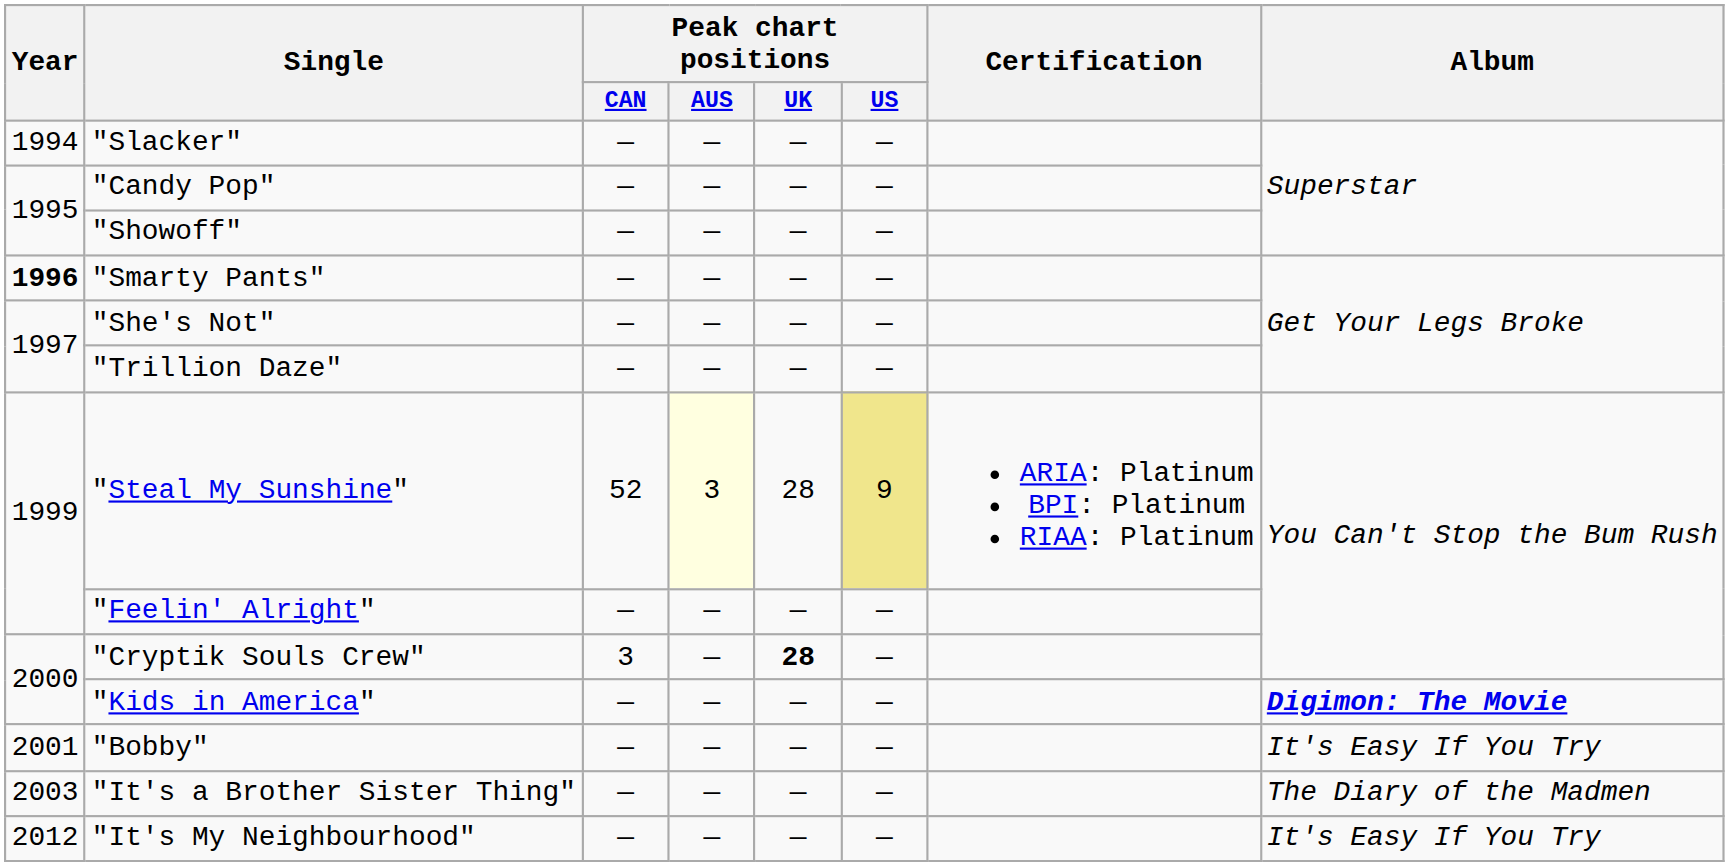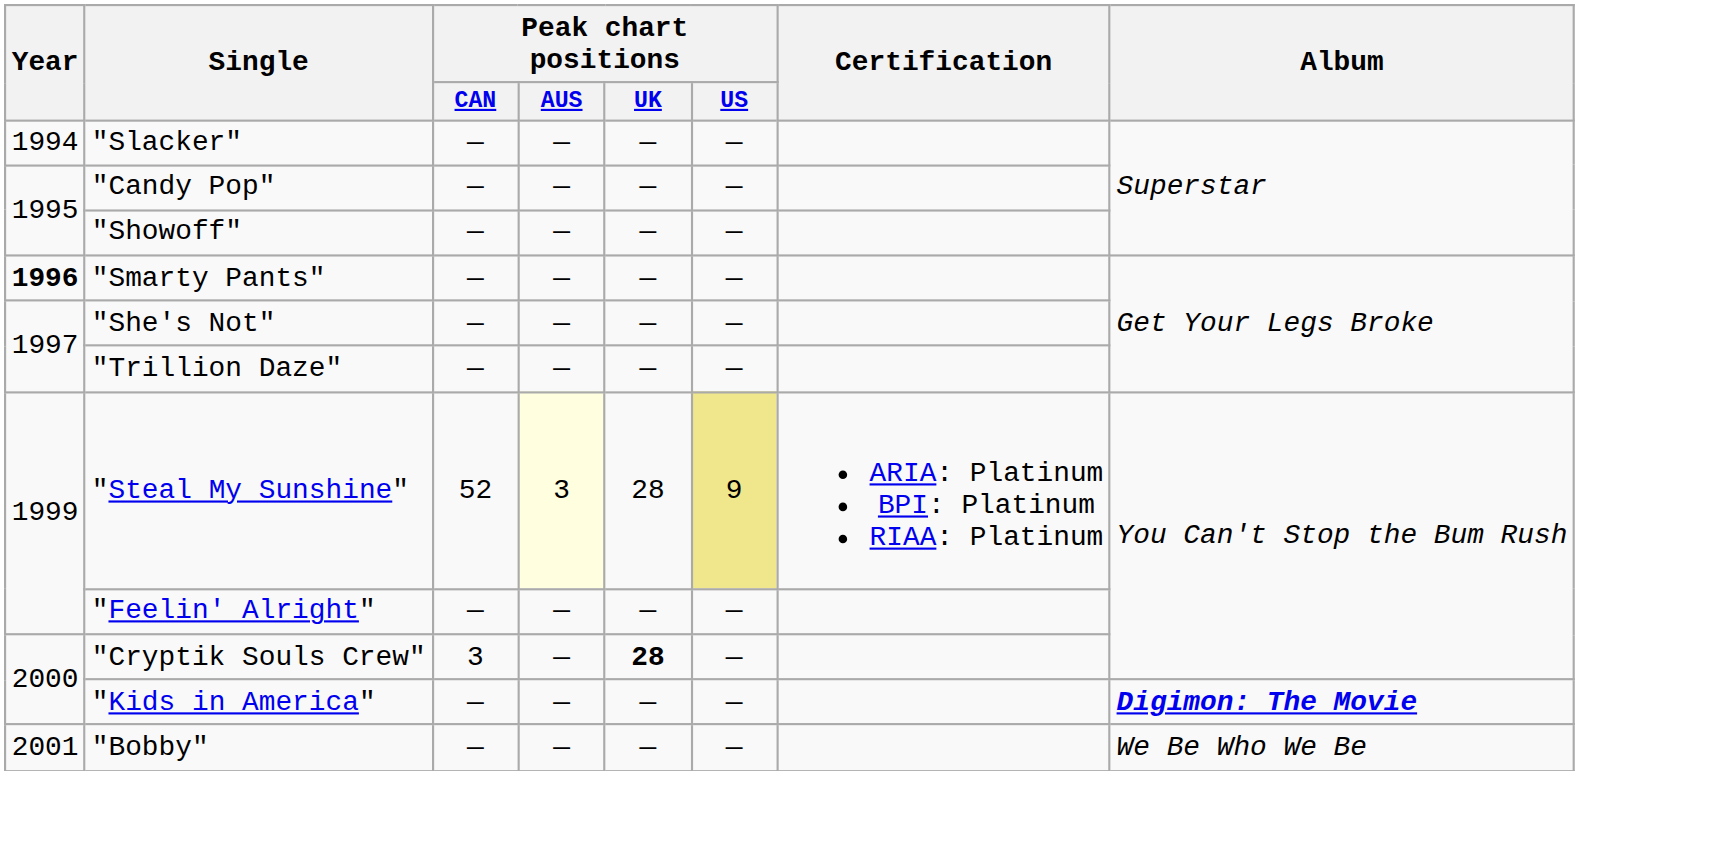(1434, 748) It's Easy If You Try -> (1242, 748) We Be Who We Be
- row: (334, 793)
- row: (284, 838)
